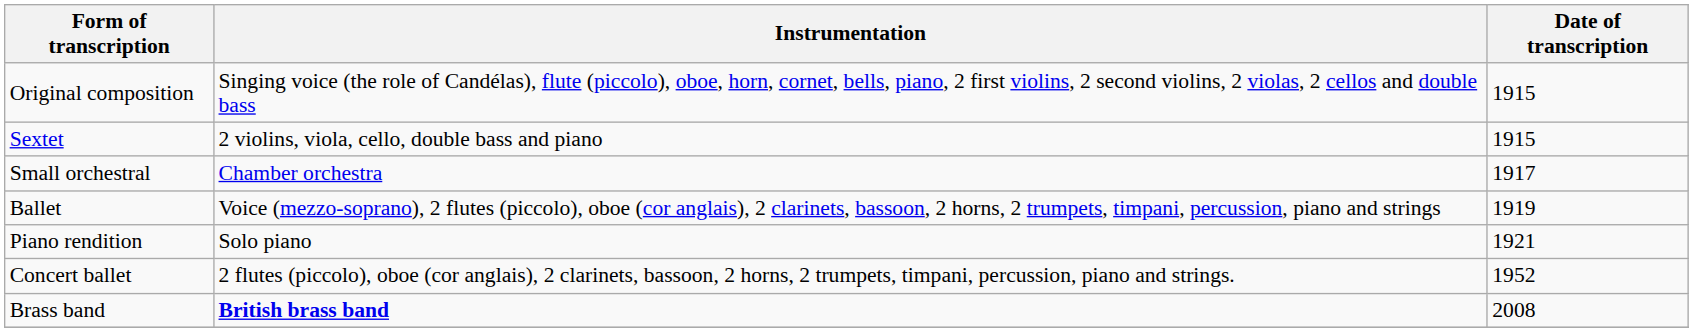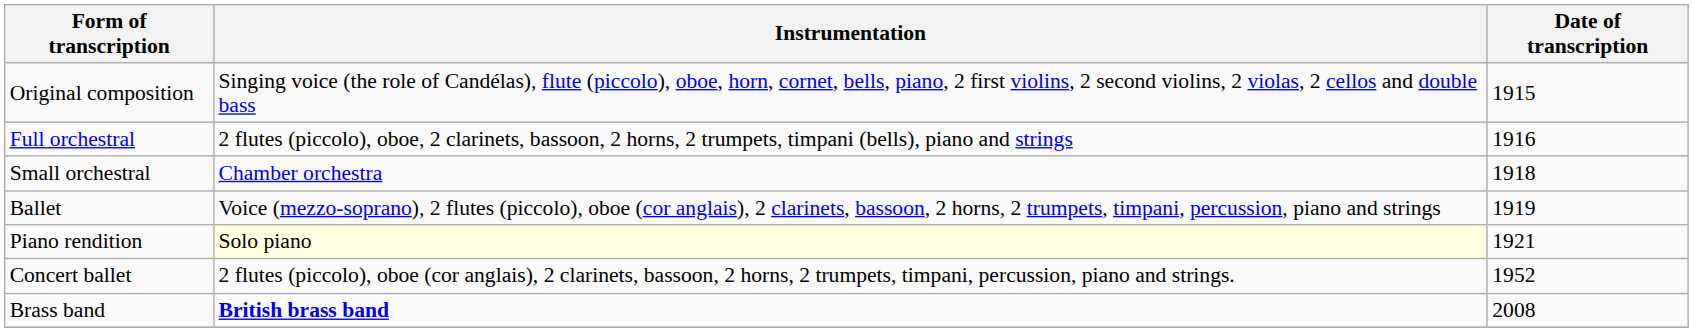- row: (37, 138)
+ row: (72, 138)
(1514, 172) 1917 -> (1514, 172) 1918
(265, 241) no background -> (265, 241) lightyellow background
